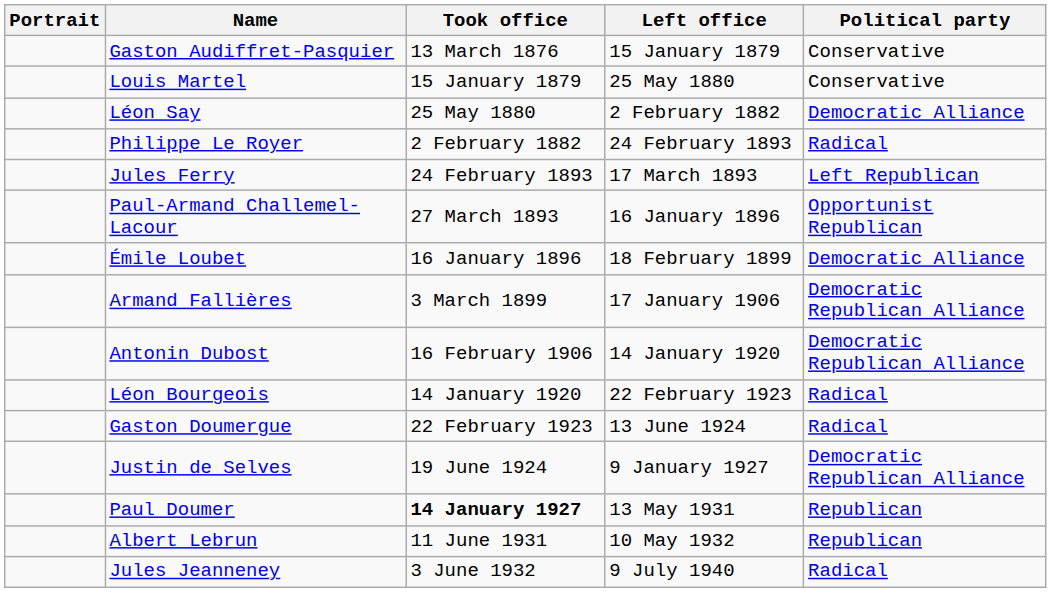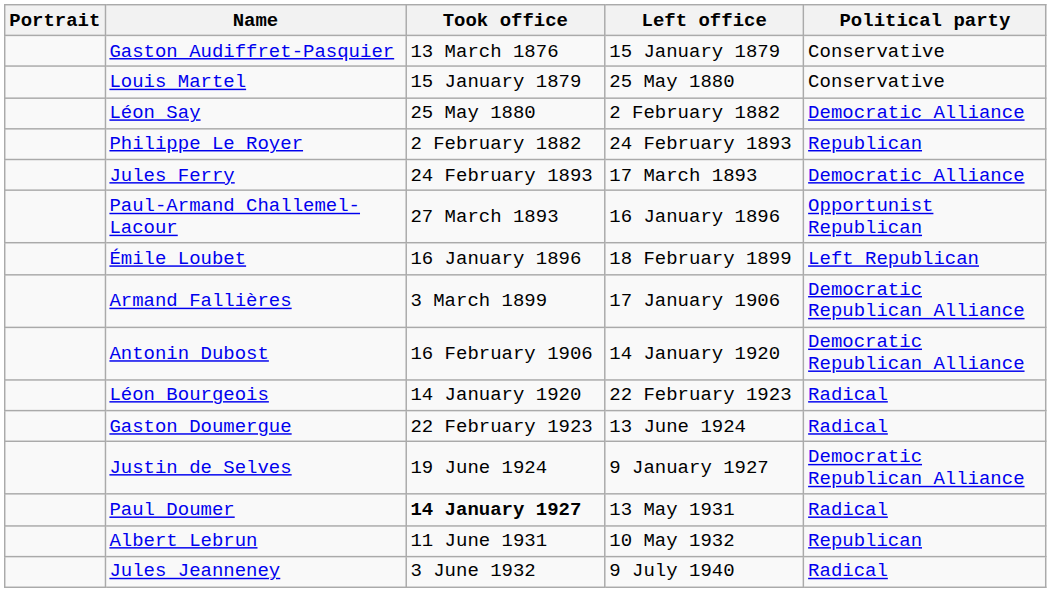(848, 144) Radical -> (865, 144) Republican
(894, 175) Left Republican -> (916, 175) Democratic Alliance
(916, 259) Democratic Alliance -> (894, 259) Left Republican
(865, 510) Republican -> (848, 510) Radical
